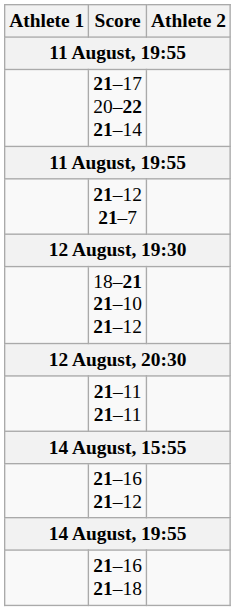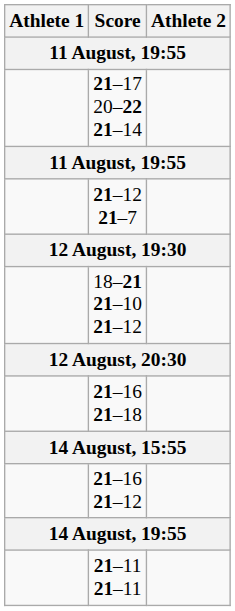rows swapped: (118, 403) <-> (118, 577)
